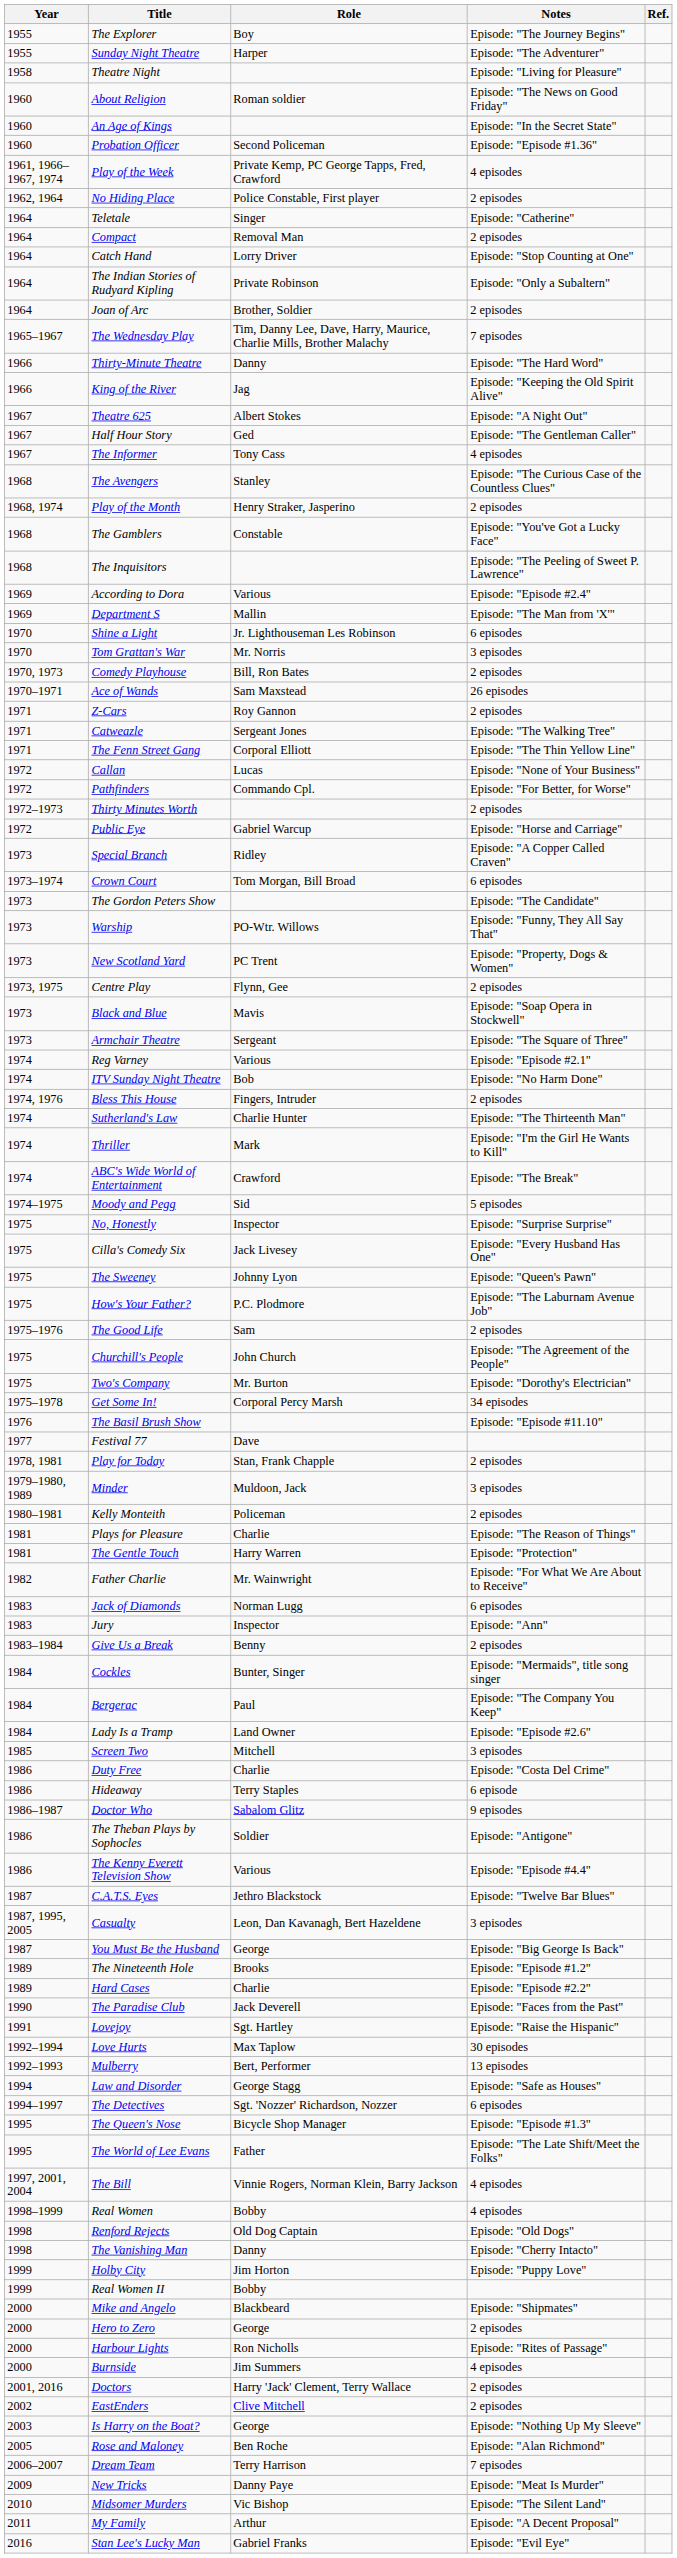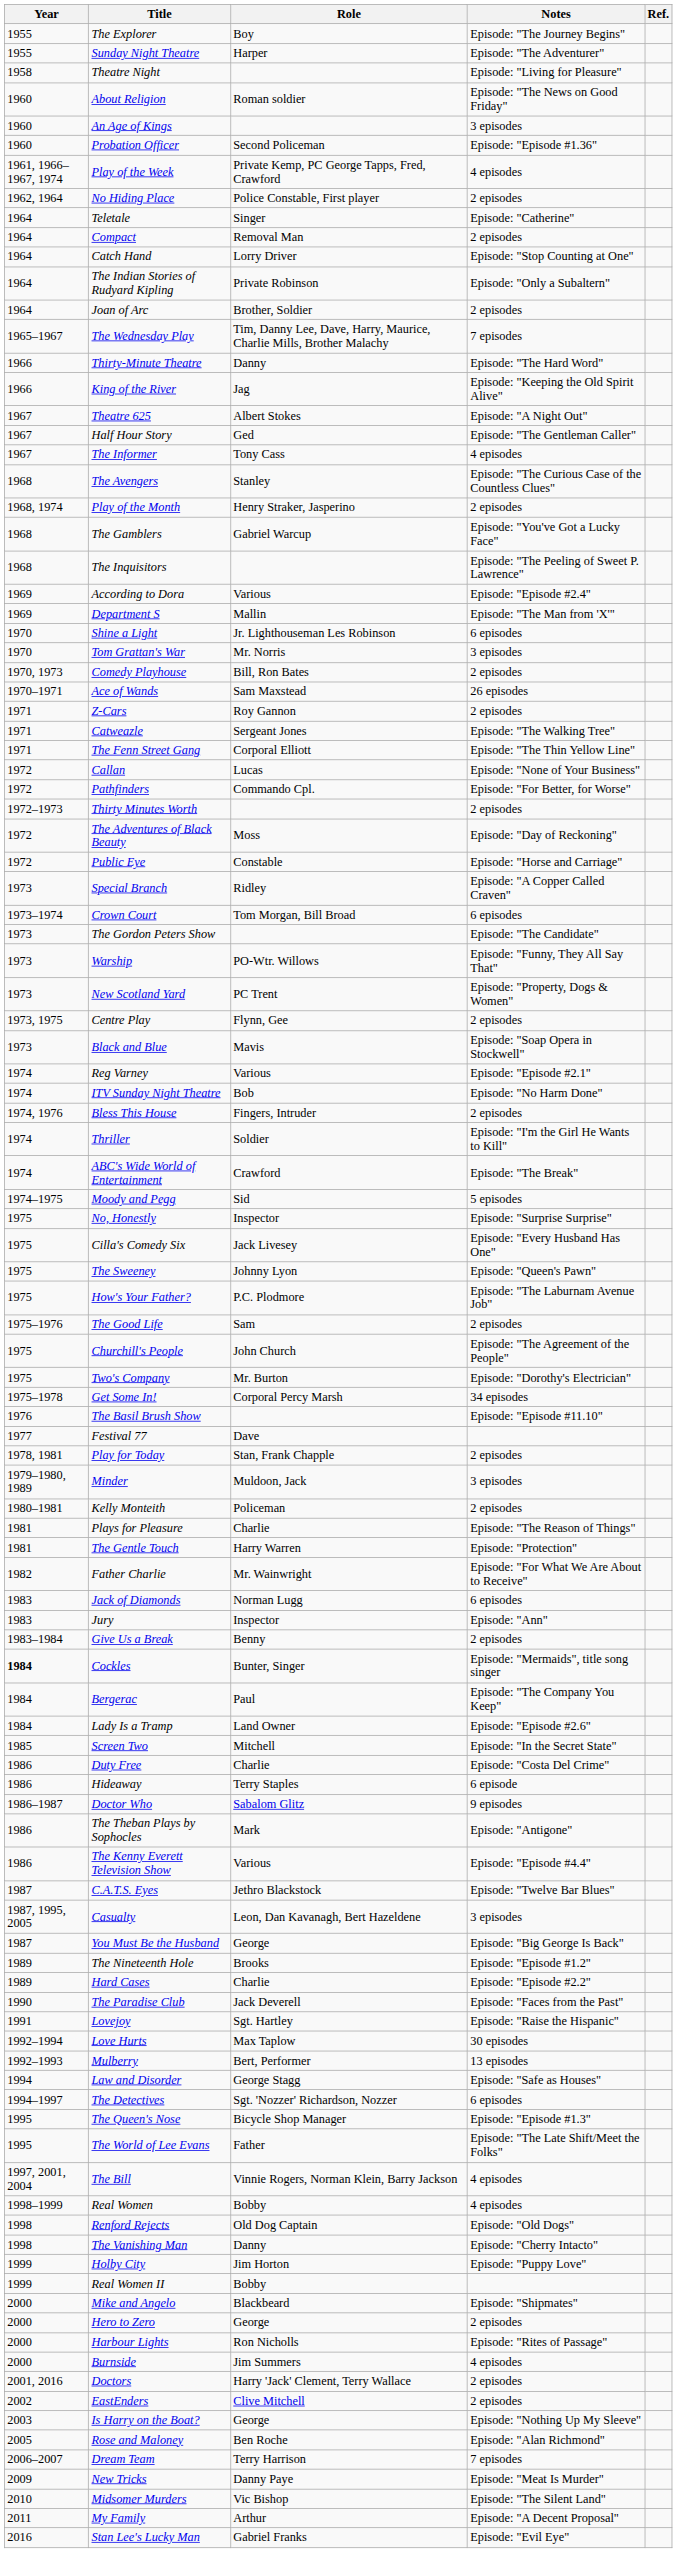(543, 125) Episode: "In the Secret State" -> (496, 125) 3 episodes
(258, 534) Constable -> (272, 534) Gabriel Warcup
+ row: (152, 835)
(272, 828) Gabriel Warcup -> (258, 861) Constable
- row: (136, 1040)
- row: (134, 1118)
(247, 1144) Mark -> (251, 1139) Soldier
(20, 1671) normal -> (20, 1666) bold
(496, 1751) 3 episodes -> (543, 1745) Episode: "In the Secret State"
(251, 1836) Soldier -> (247, 1830) Mark
